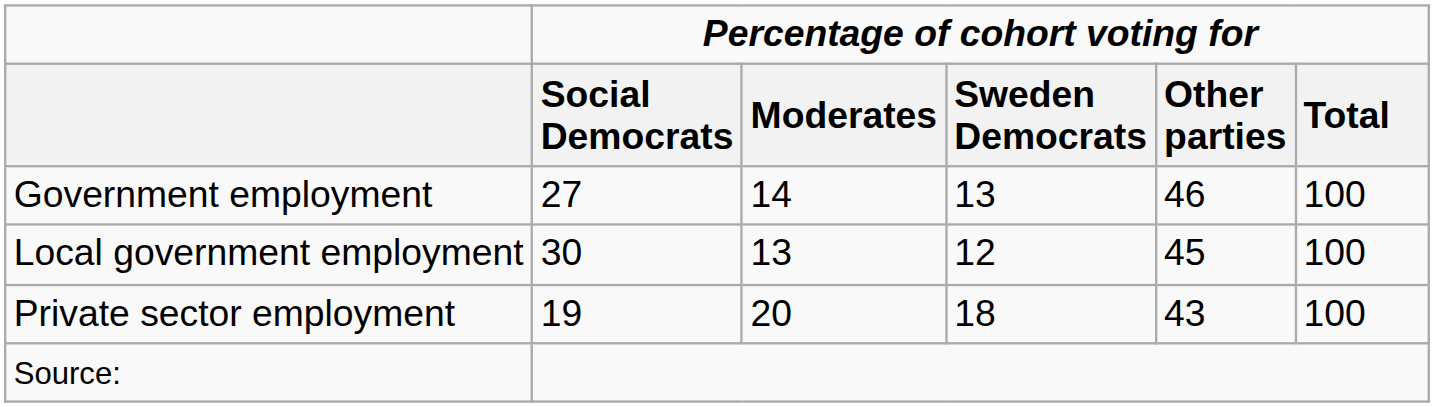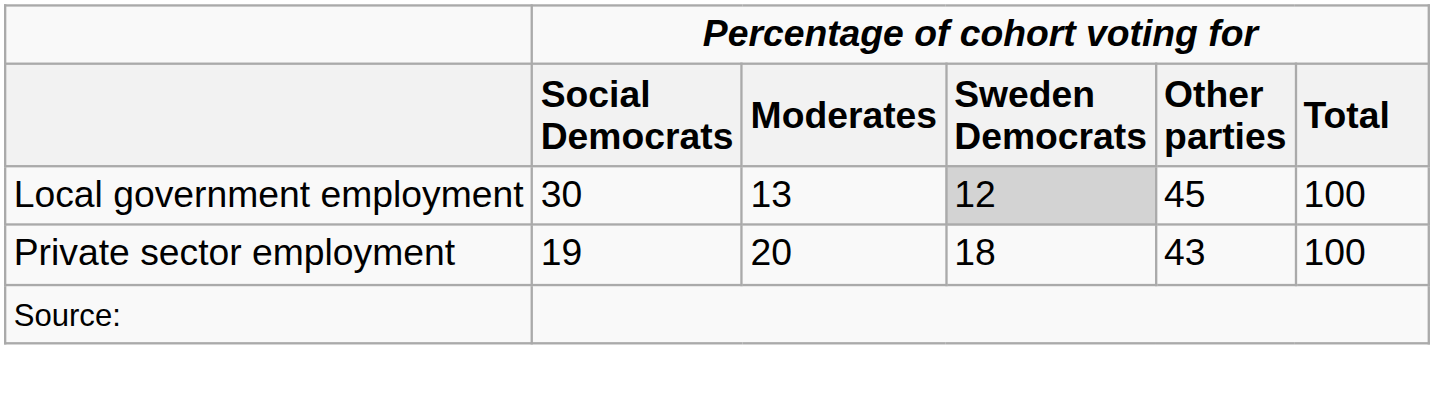- row: (223, 194)
(975, 253) no background -> (975, 194) lightgrey background
